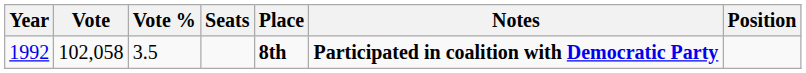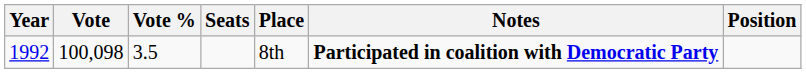(91, 52) 102,058 -> (91, 52) 100,098
(273, 52) bold -> (271, 52) normal
